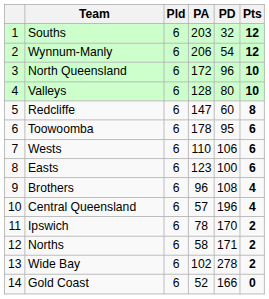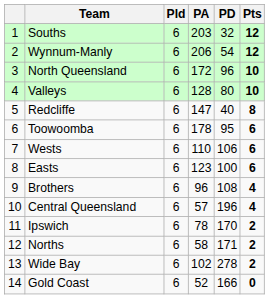(227, 110) 60 -> (227, 110) 40
